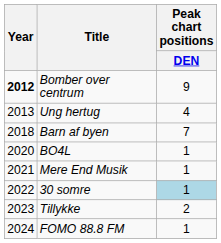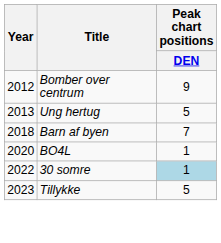(21, 86) bold -> (21, 86) normal
(186, 113) 4 -> (186, 113) 5
- row: (84, 170)
(186, 209) 2 -> (186, 190) 5
- row: (82, 228)
